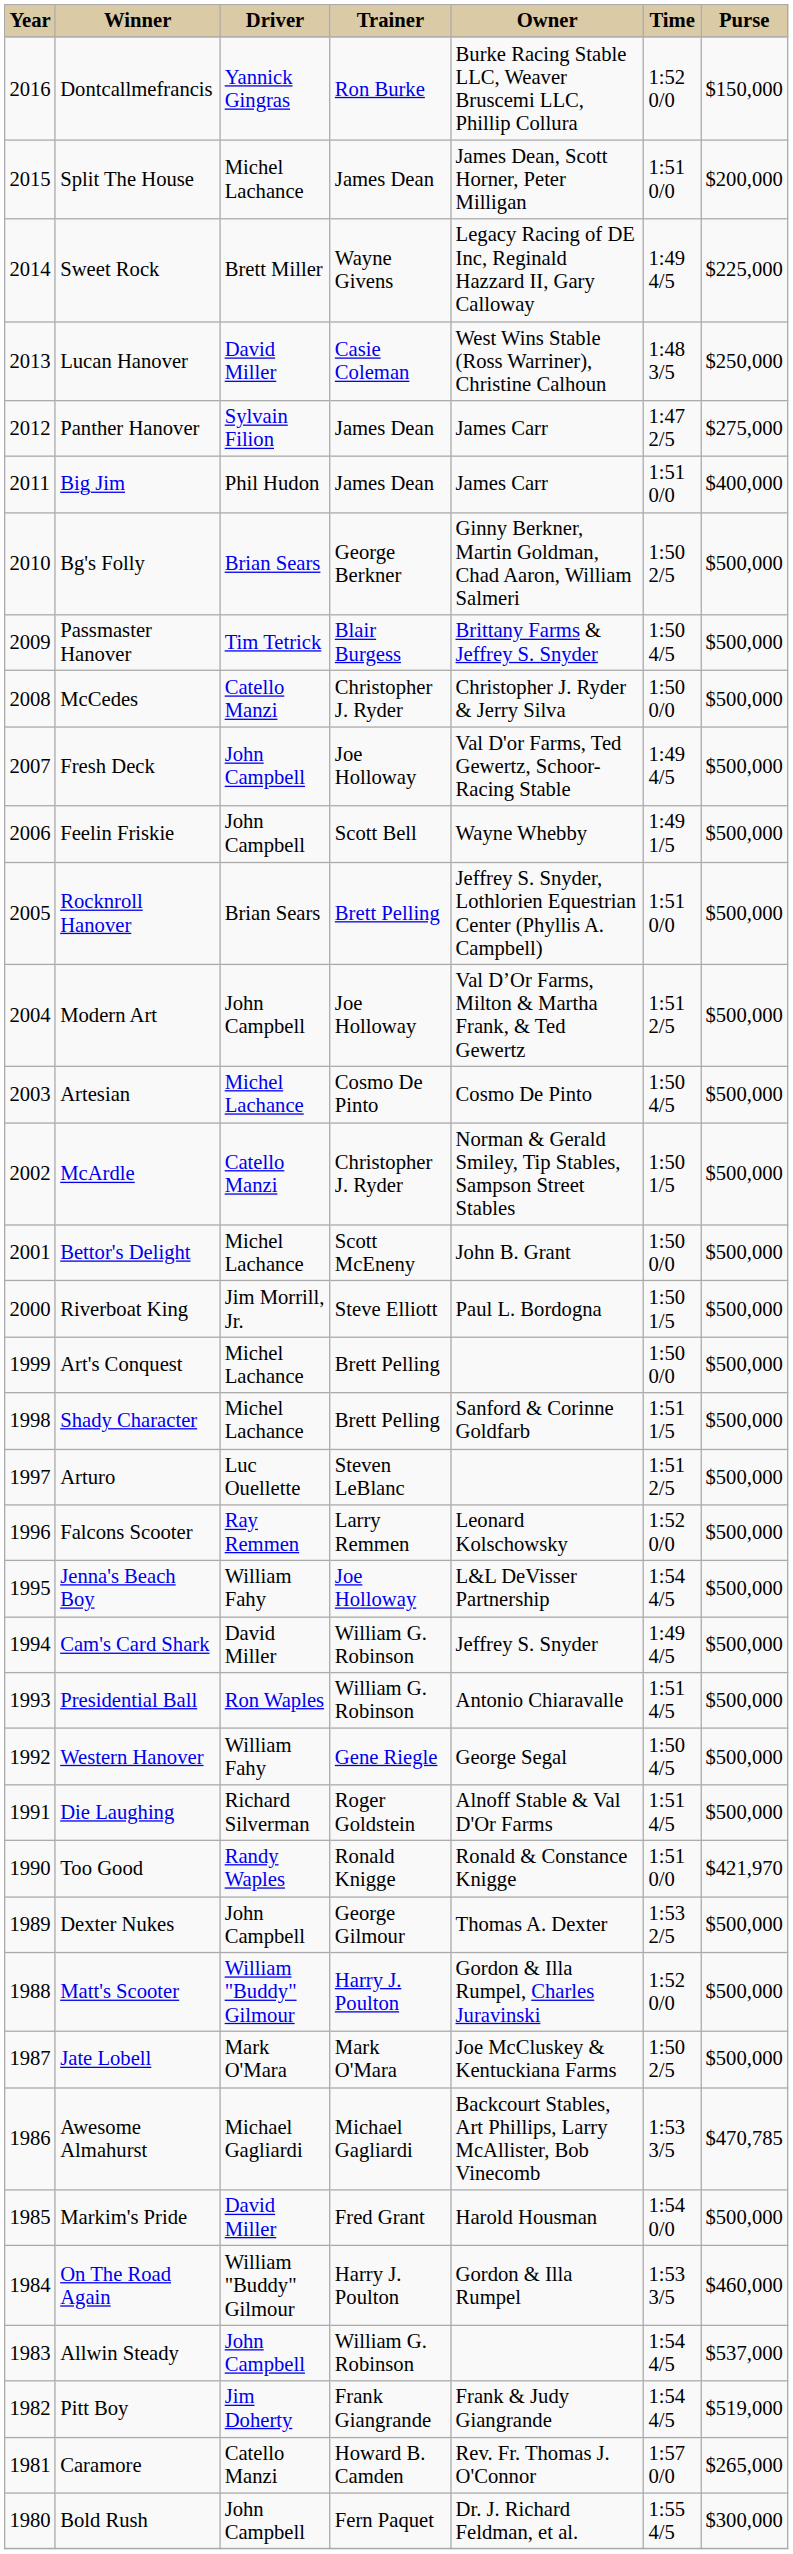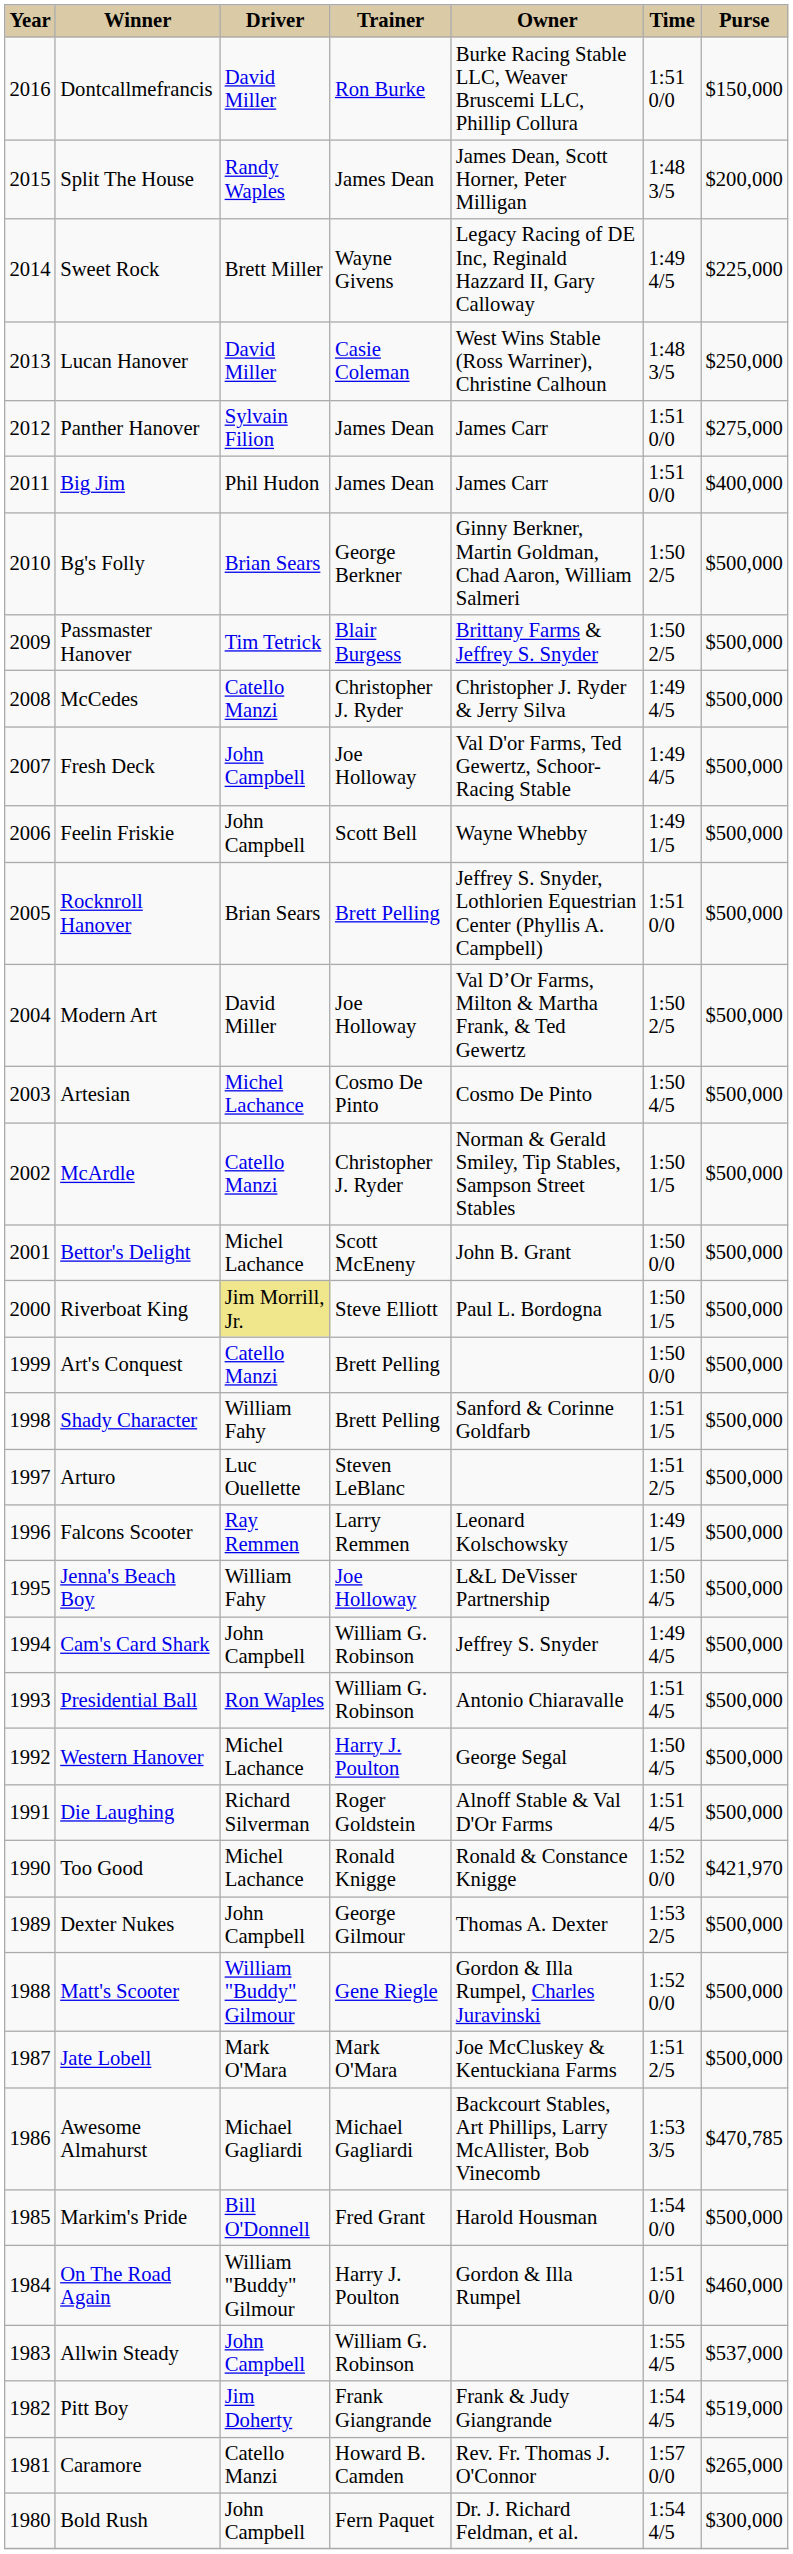(259, 88) Yannick Gingras -> (250, 88) David Miller
(667, 88) 1:52 0/0 -> (667, 88) 1:51 0/0
(264, 179) Michel Lachance -> (255, 179) Randy Waples
(667, 179) 1:51 0/0 -> (667, 179) 1:48 3/5
(667, 428) 1:47 2/5 -> (667, 428) 1:51 0/0
(667, 642) 1:50 4/5 -> (667, 642) 1:50 2/5
(667, 698) 1:50 0/0 -> (667, 698) 1:49 4/5
(265, 1015) John Campbell -> (250, 1015) David Miller
(667, 1015) 1:51 2/5 -> (667, 1015) 1:50 2/5
(275, 1308) no background -> (275, 1308) khaki background
(264, 1364) Michel Lachance -> (254, 1364) Catello Manzi
(264, 1420) Michel Lachance -> (258, 1420) William Fahy
(667, 1532) 1:52 0/0 -> (667, 1532) 1:49 1/5
(667, 1588) 1:54 4/5 -> (667, 1588) 1:50 4/5
(250, 1644) David Miller -> (265, 1644) John Campbell
(258, 1756) William Fahy -> (264, 1756) Michel Lachance
(386, 1756) Gene Riegle -> (368, 1756) Harry J. Poulton
(255, 1868) Randy Waples -> (264, 1868) Michel Lachance
(667, 1868) 1:51 0/0 -> (667, 1868) 1:52 0/0
(368, 1991) Harry J. Poulton -> (386, 1991) Gene Riegle
(667, 2059) 1:50 2/5 -> (667, 2059) 1:51 2/5
(250, 2217) David Miller -> (267, 2217) Bill O'Donnell
(667, 2285) 1:53 3/5 -> (667, 2285) 1:51 0/0
(667, 2352) 1:54 4/5 -> (667, 2352) 1:55 4/5
(667, 2520) 1:55 4/5 -> (667, 2520) 1:54 4/5
